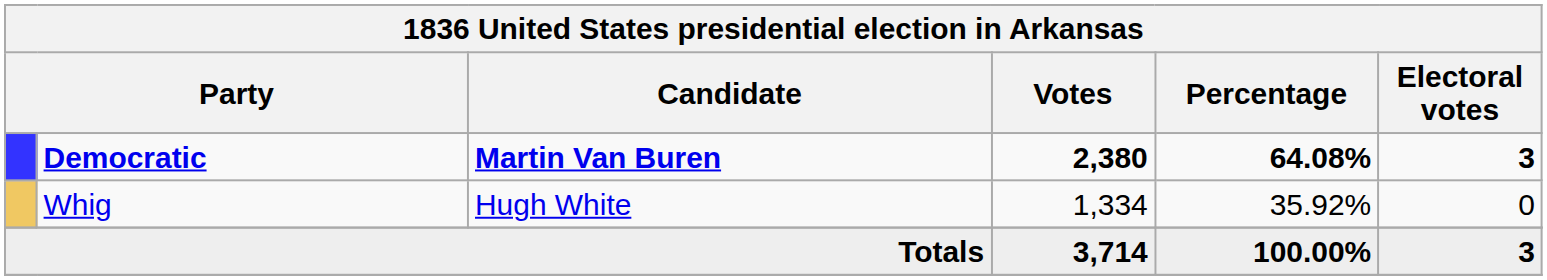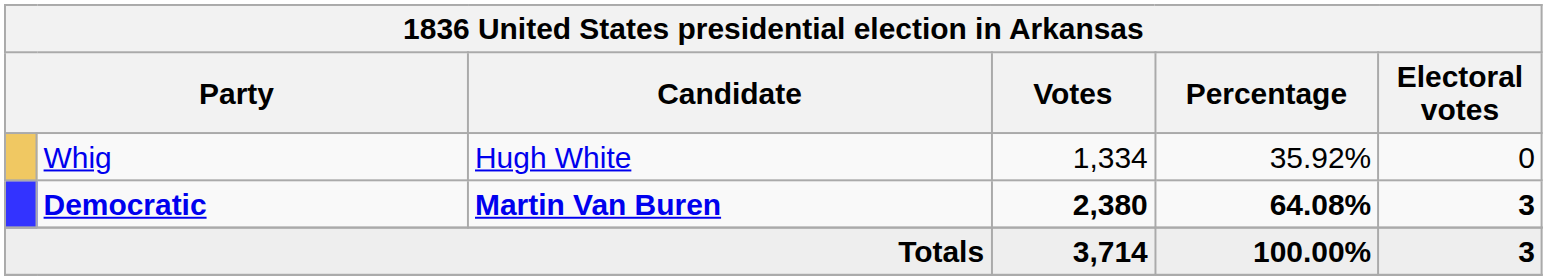rows swapped: (125, 157) <-> (78, 205)
